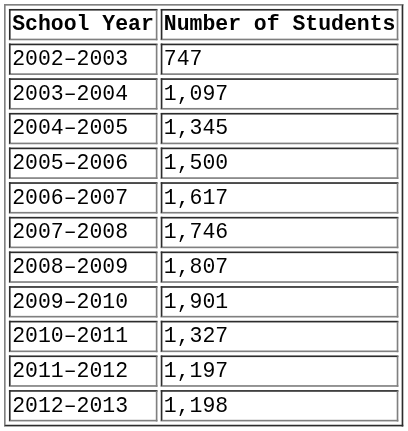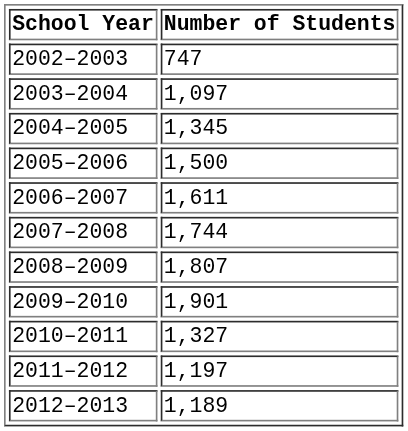(196, 198) 1,617 -> (196, 198) 1,611
(196, 233) 1,746 -> (196, 233) 1,744
(196, 406) 1,198 -> (196, 406) 1,189
